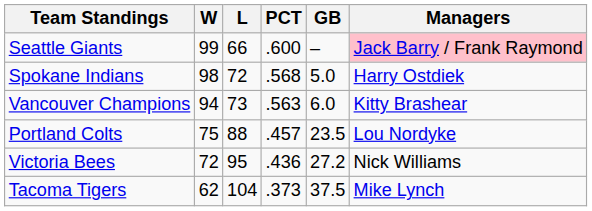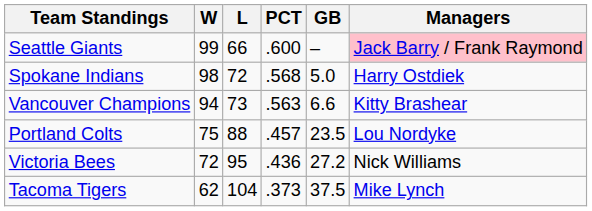(323, 104) 6.0 -> (323, 104) 6.6
